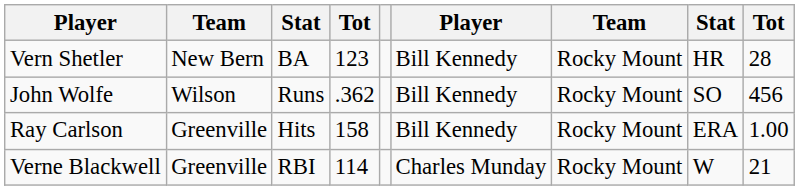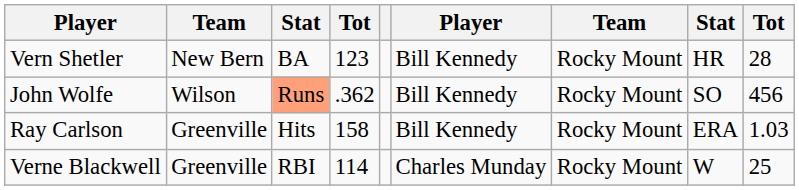(301, 94) no background -> (301, 94) lightsalmon background
(769, 130) 1.00 -> (769, 130) 1.03
(760, 166) 21 -> (760, 166) 25
